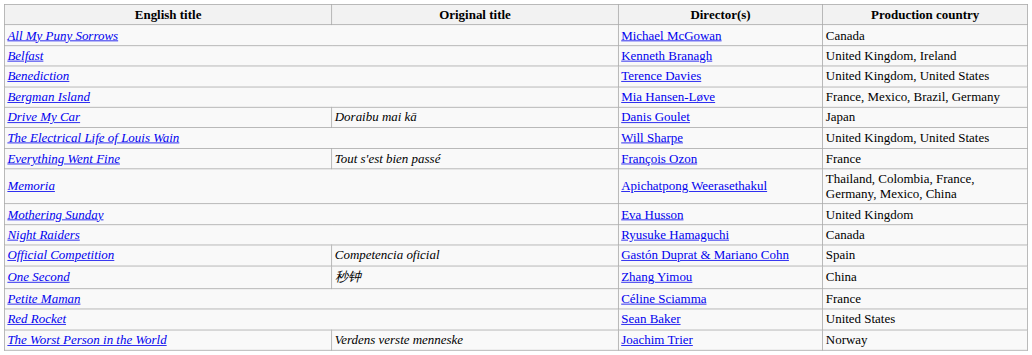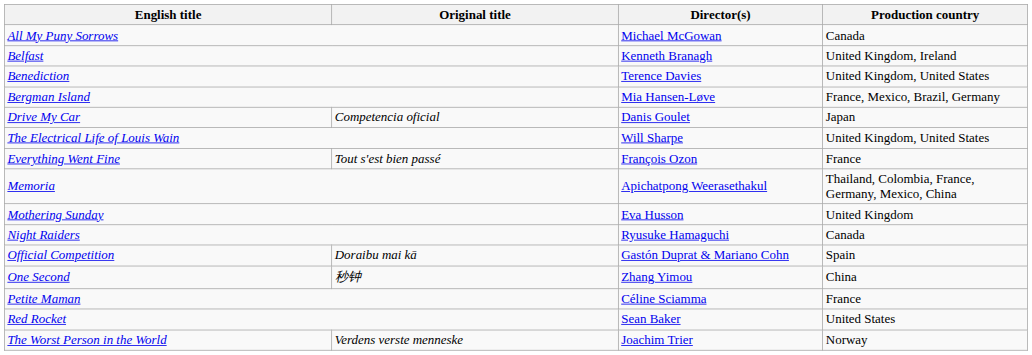(376, 117) Doraibu mai kā -> (387, 117) Competencia oficial
(387, 255) Competencia oficial -> (376, 255) Doraibu mai kā
